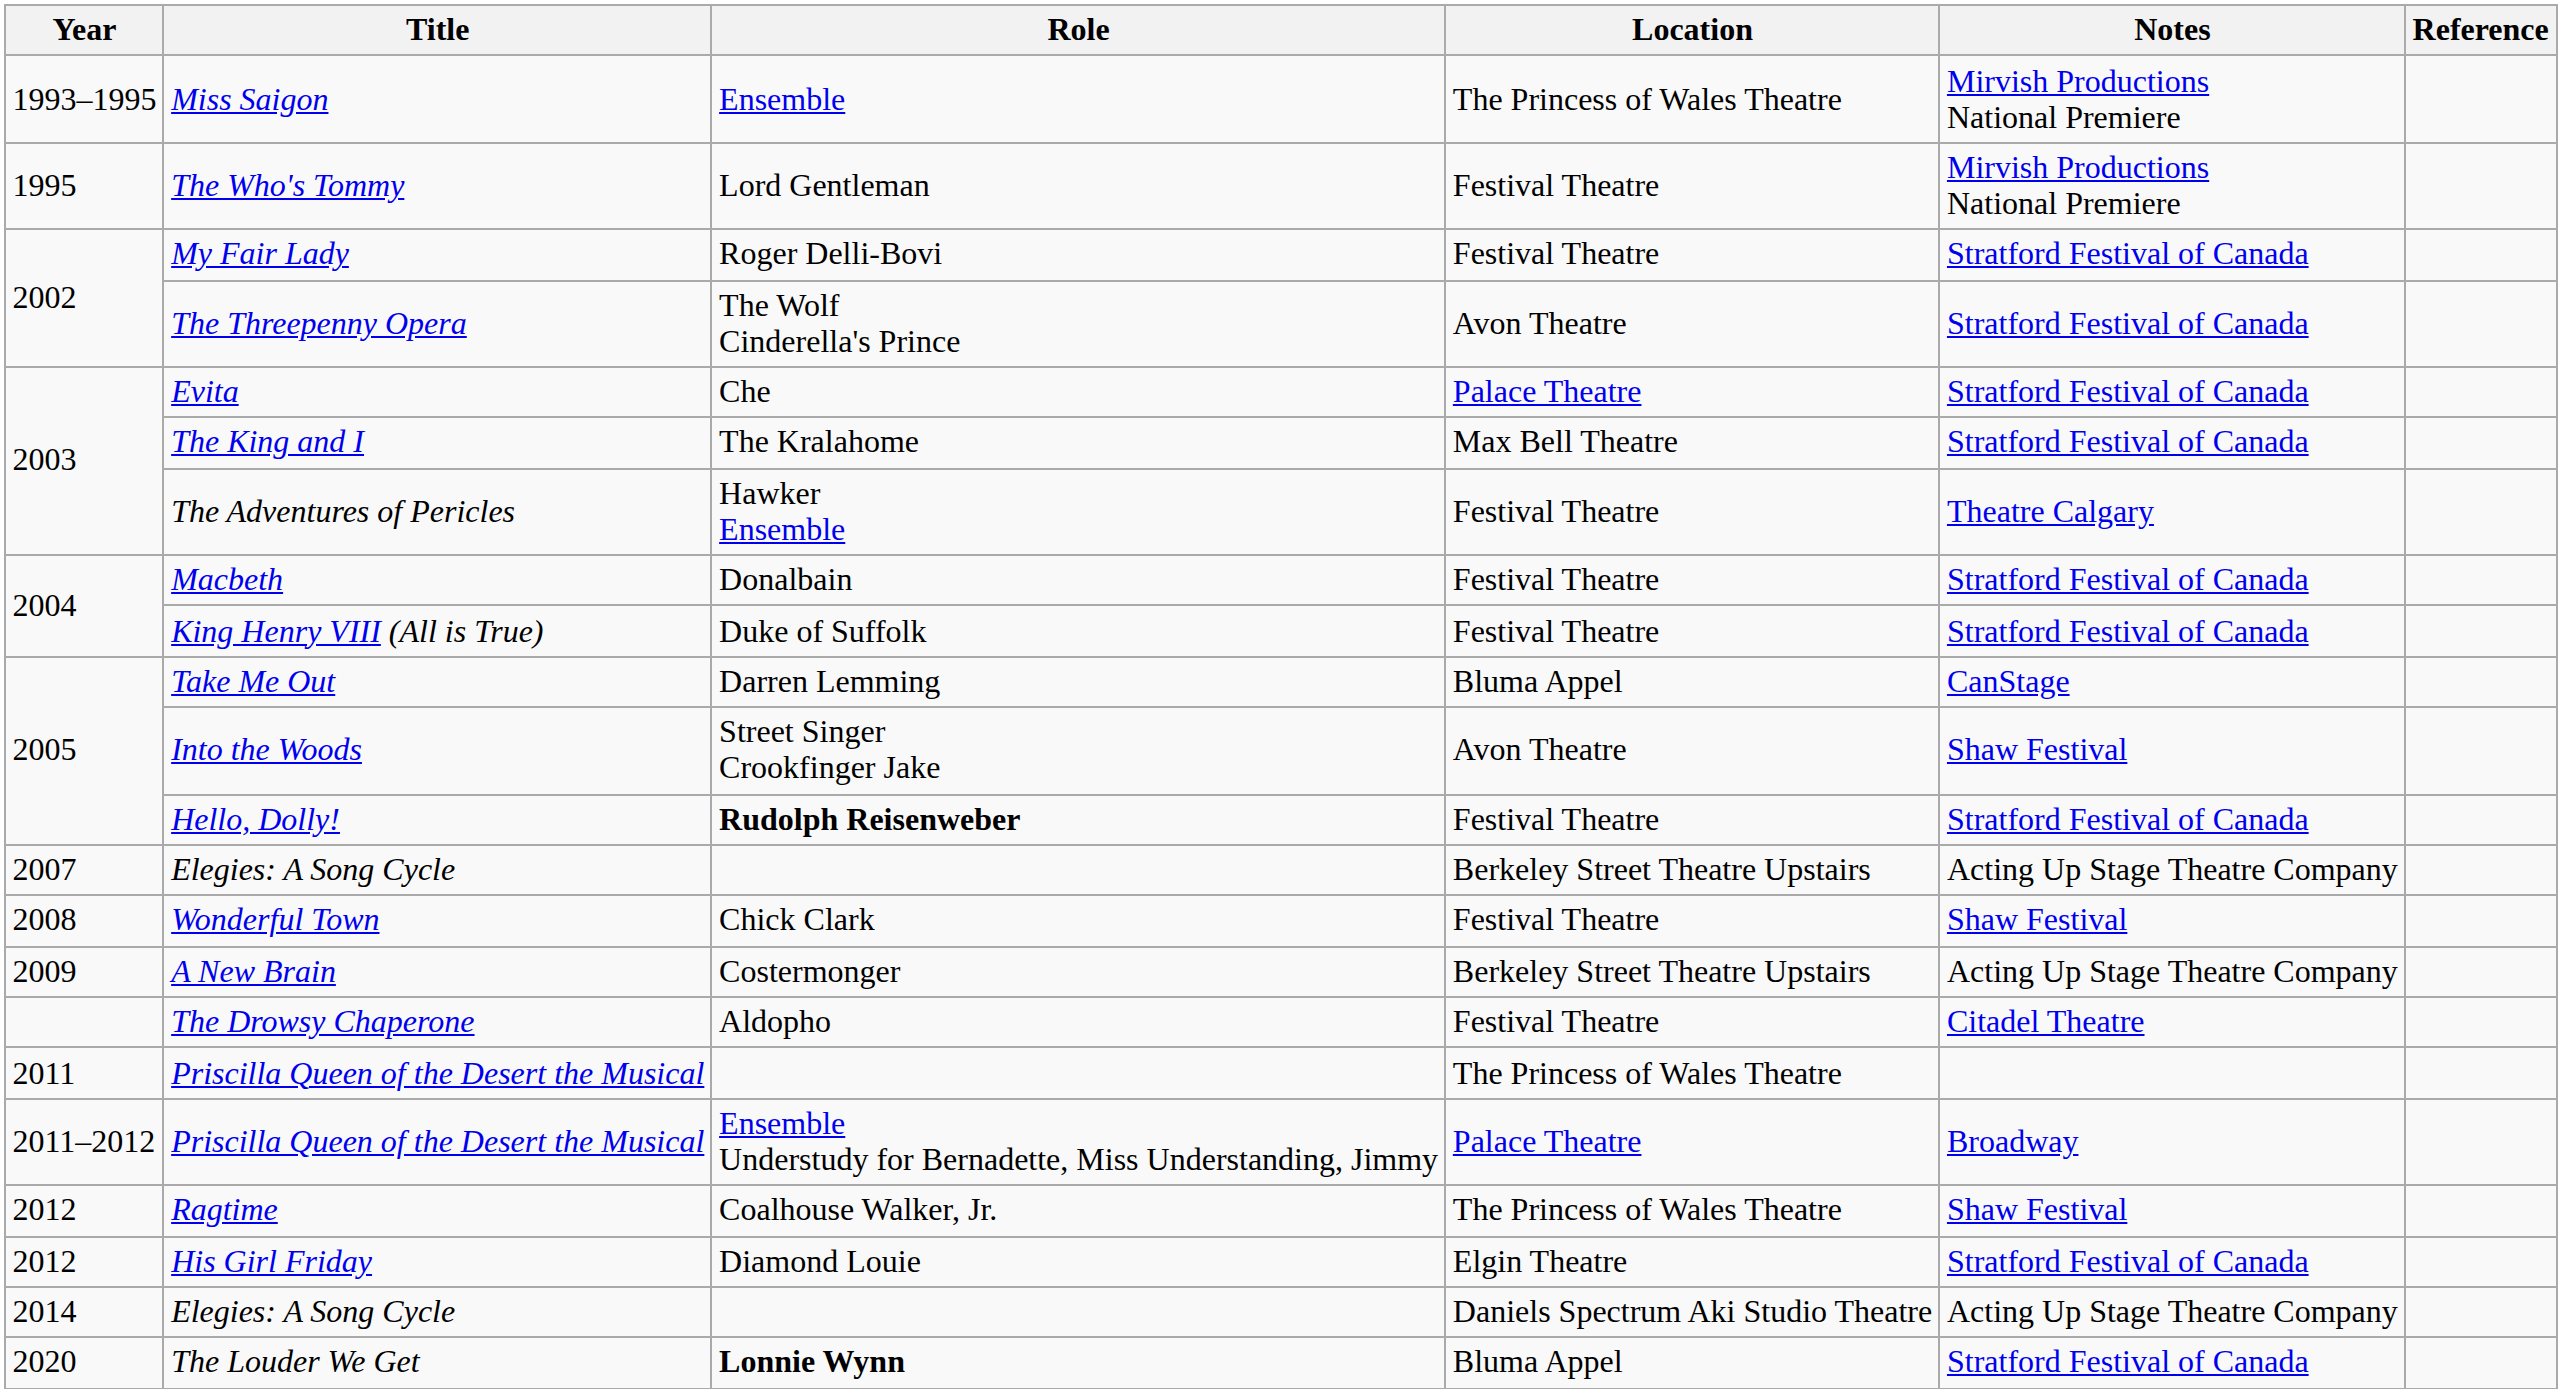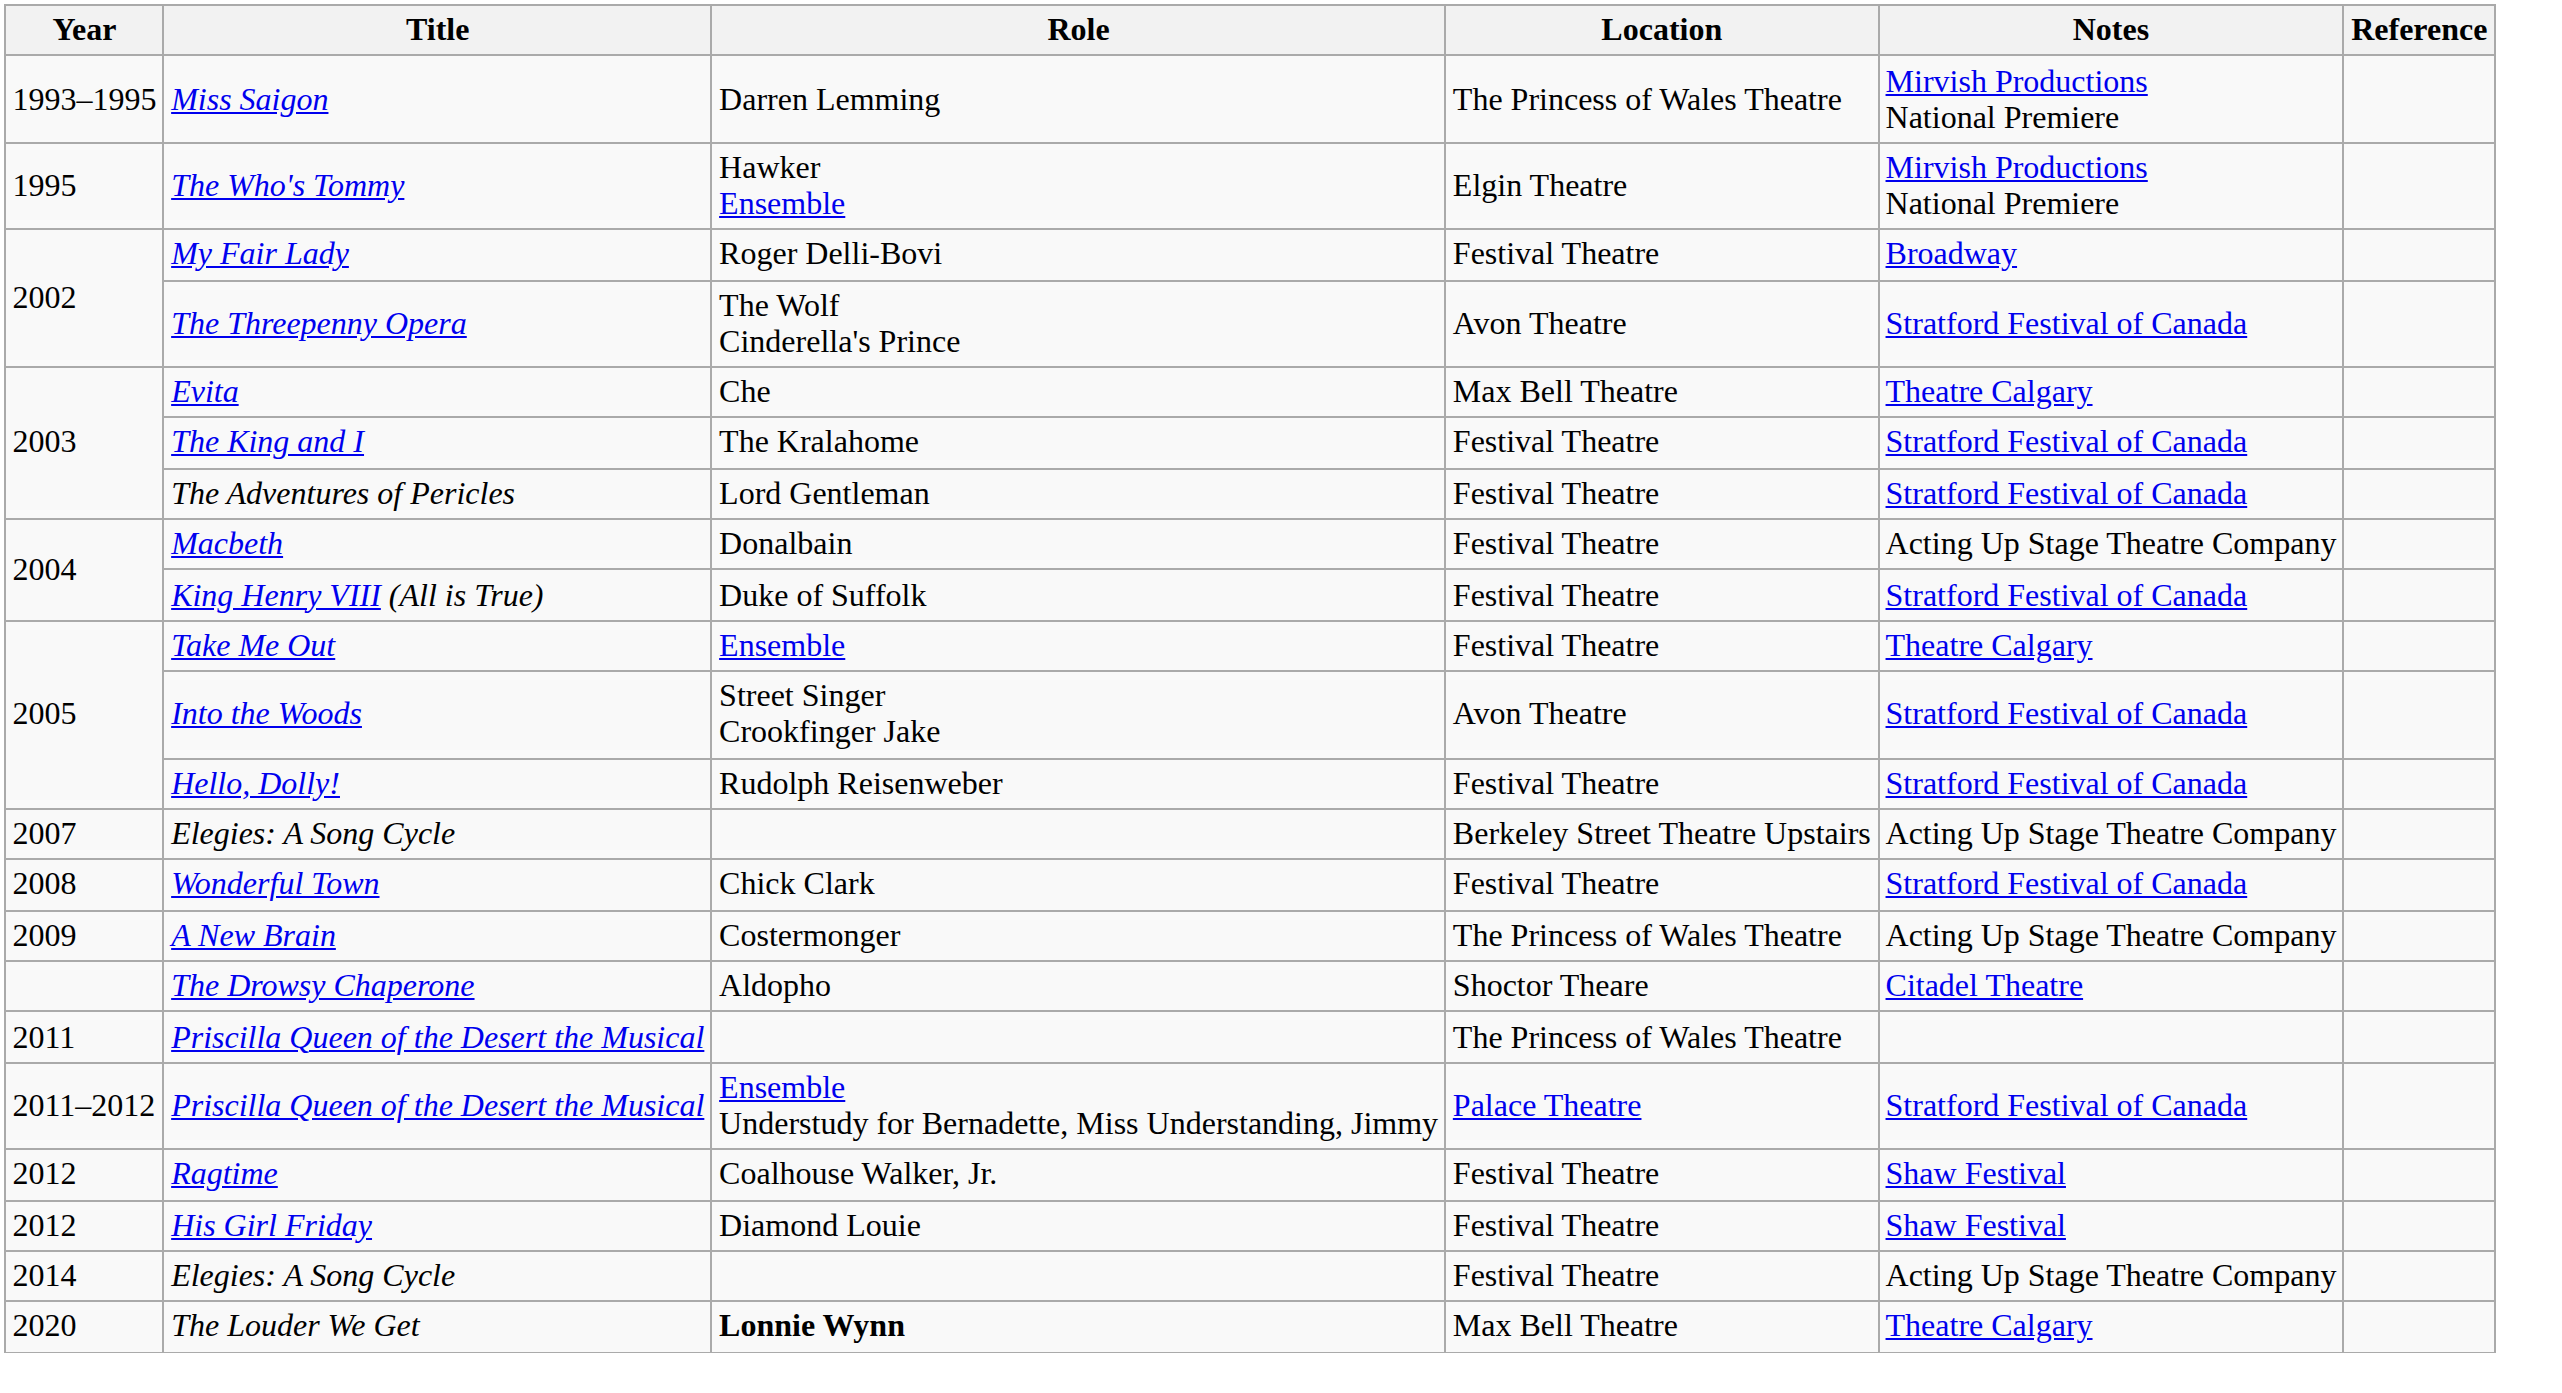(782, 98) Ensemble -> (830, 98) Darren Lemming
(824, 185) Lord Gentleman -> (782, 185) Hawker Ensemble
(1556, 185) Festival Theatre -> (1540, 185) Elgin Theatre
(2128, 254) Stratford Festival of Canada -> (1951, 254) Broadway
(1547, 391) Palace Theatre -> (1565, 391) Max Bell Theatre
(2128, 391) Stratford Festival of Canada -> (1989, 391) Theatre Calgary
(1565, 442) Max Bell Theatre -> (1556, 442) Festival Theatre
(782, 511) Hawker Ensemble -> (824, 493) Lord Gentleman
(2050, 511) Theatre Calgary -> (2066, 493) Stratford Festival of Canada
(2128, 579) Stratford Festival of Canada -> (2111, 543) Acting Up Stage Theatre Company
(830, 681) Darren Lemming -> (782, 645) Ensemble
(1538, 681) Bluma Appel -> (1556, 645) Festival Theatre
(2008, 681) CanStage -> (1989, 645) Theatre Calgary
(2037, 750) Shaw Festival -> (2066, 714) Stratford Festival of Canada
(870, 818) bold -> (861, 782) normal
(2037, 920) Shaw Festival -> (2066, 884) Stratford Festival of Canada
(1662, 971) Berkeley Street Theatre Upstairs -> (1647, 935) The Princess of Wales Theatre
(1556, 1021) Festival Theatre -> (1551, 985) Shoctor Theare
(2013, 1141) Broadway -> (2066, 1105) Stratford Festival of Canada
(1647, 1210) The Princess of Wales Theatre -> (1556, 1174) Festival Theatre
(1540, 1260) Elgin Theatre -> (1556, 1224) Festival Theatre
(2128, 1260) Stratford Festival of Canada -> (1976, 1224) Shaw Festival
(1693, 1311) Daniels Spectrum Aki Studio Theatre -> (1556, 1275) Festival Theatre
(1538, 1362) Bluma Appel -> (1565, 1326) Max Bell Theatre
(2128, 1362) Stratford Festival of Canada -> (1989, 1326) Theatre Calgary
